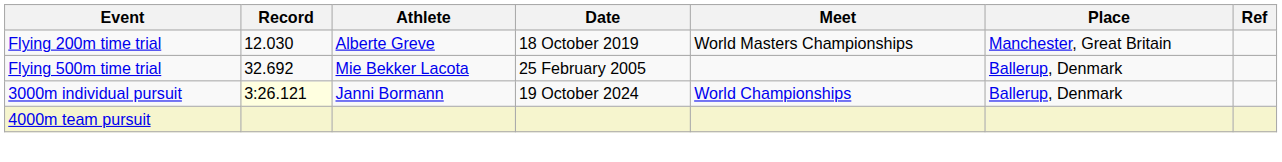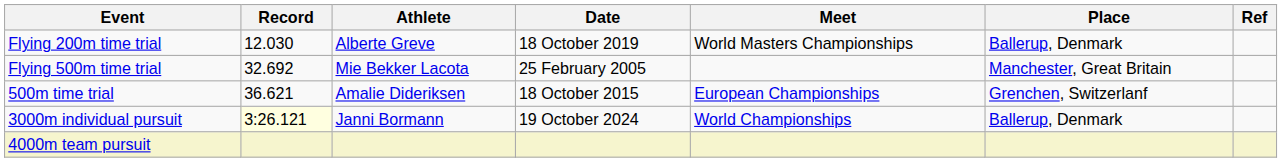(1080, 43) Manchester, Great Britain -> (1056, 43) Ballerup, Denmark
(1056, 68) Ballerup, Denmark -> (1080, 68) Manchester, Great Britain
+ row: (61, 94)
